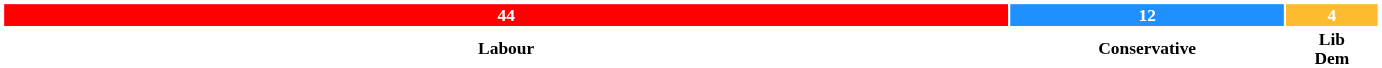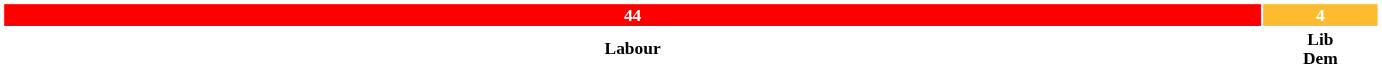- column: (1147, 15)
